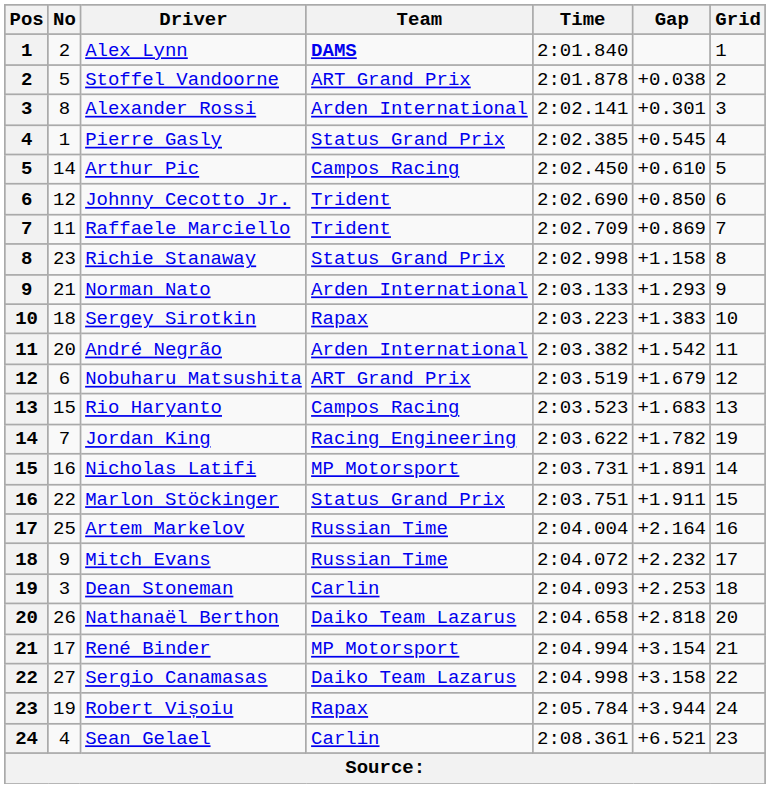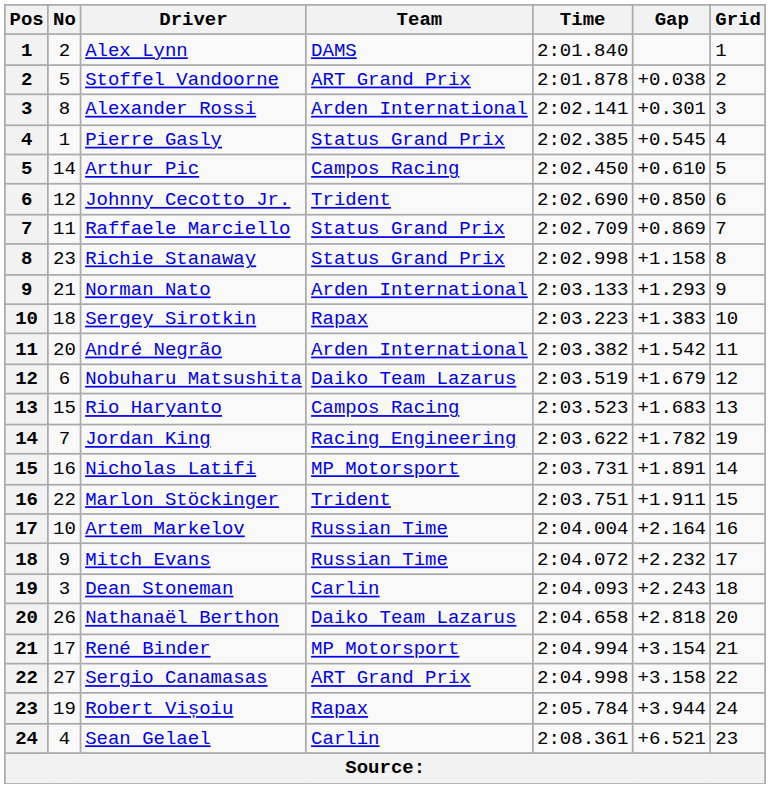(334, 50) bold -> (334, 50) normal
(351, 229) Trident -> (408, 229) Status Grand Prix
(391, 379) ART Grand Prix -> (414, 379) Daiko Team Lazarus
(408, 499) Status Grand Prix -> (351, 499) Trident
(64, 529) 25 -> (64, 529) 10
(672, 589) +2.253 -> (672, 589) +2.243
(414, 679) Daiko Team Lazarus -> (391, 679) ART Grand Prix
